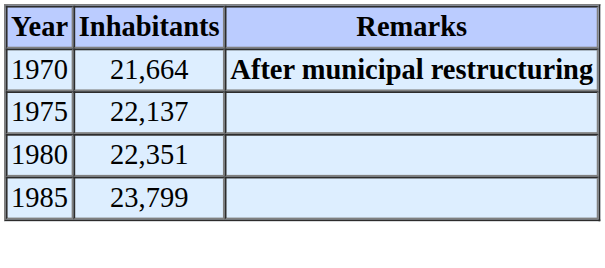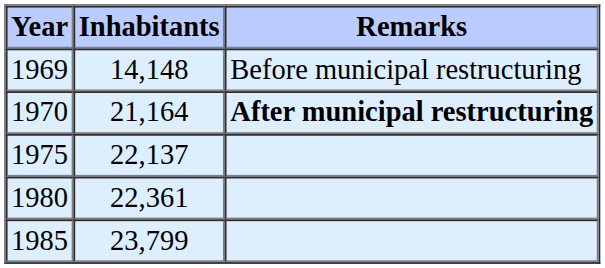+ row: (40, 69)
(149, 69) 21,664 -> (149, 112) 21,164
(149, 154) 22,351 -> (149, 197) 22,361
